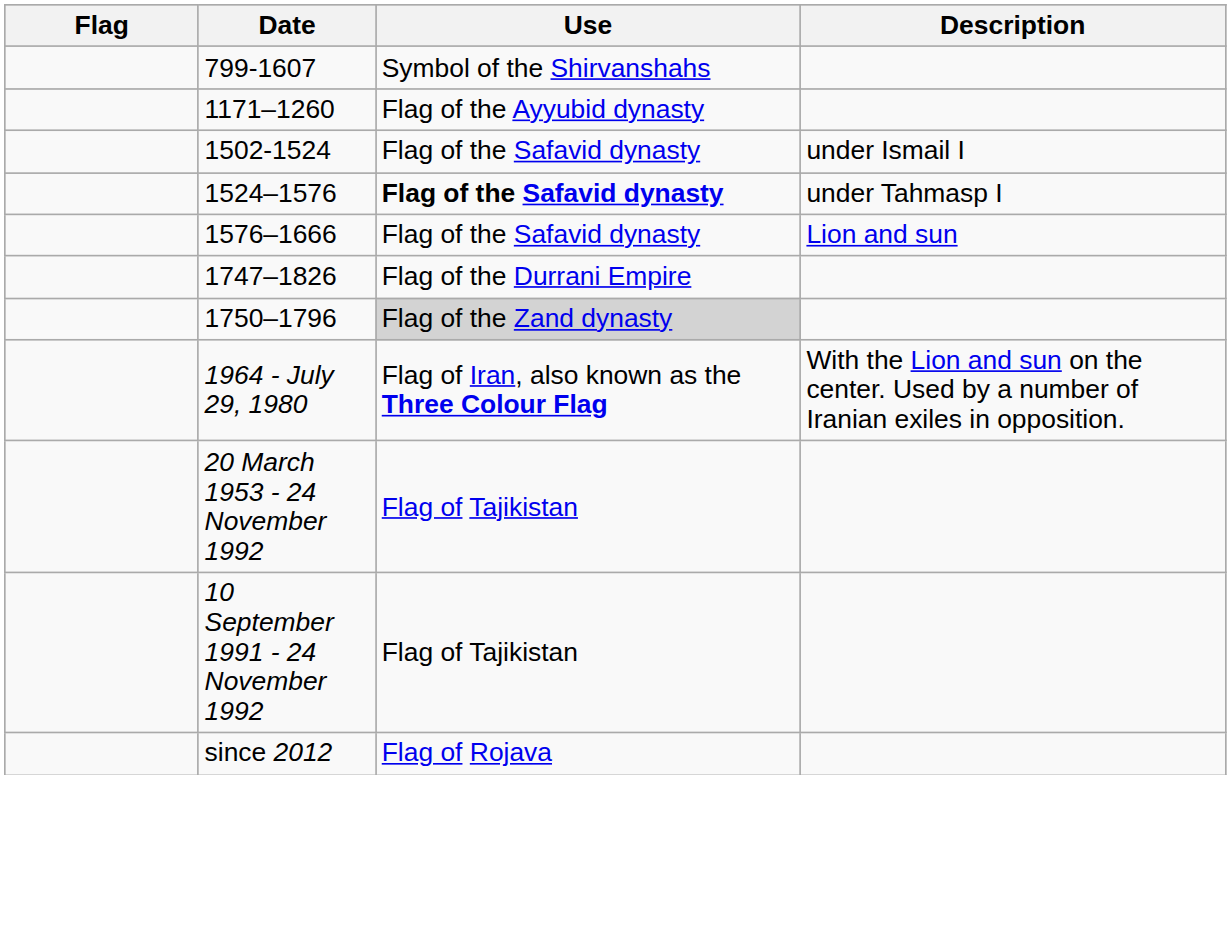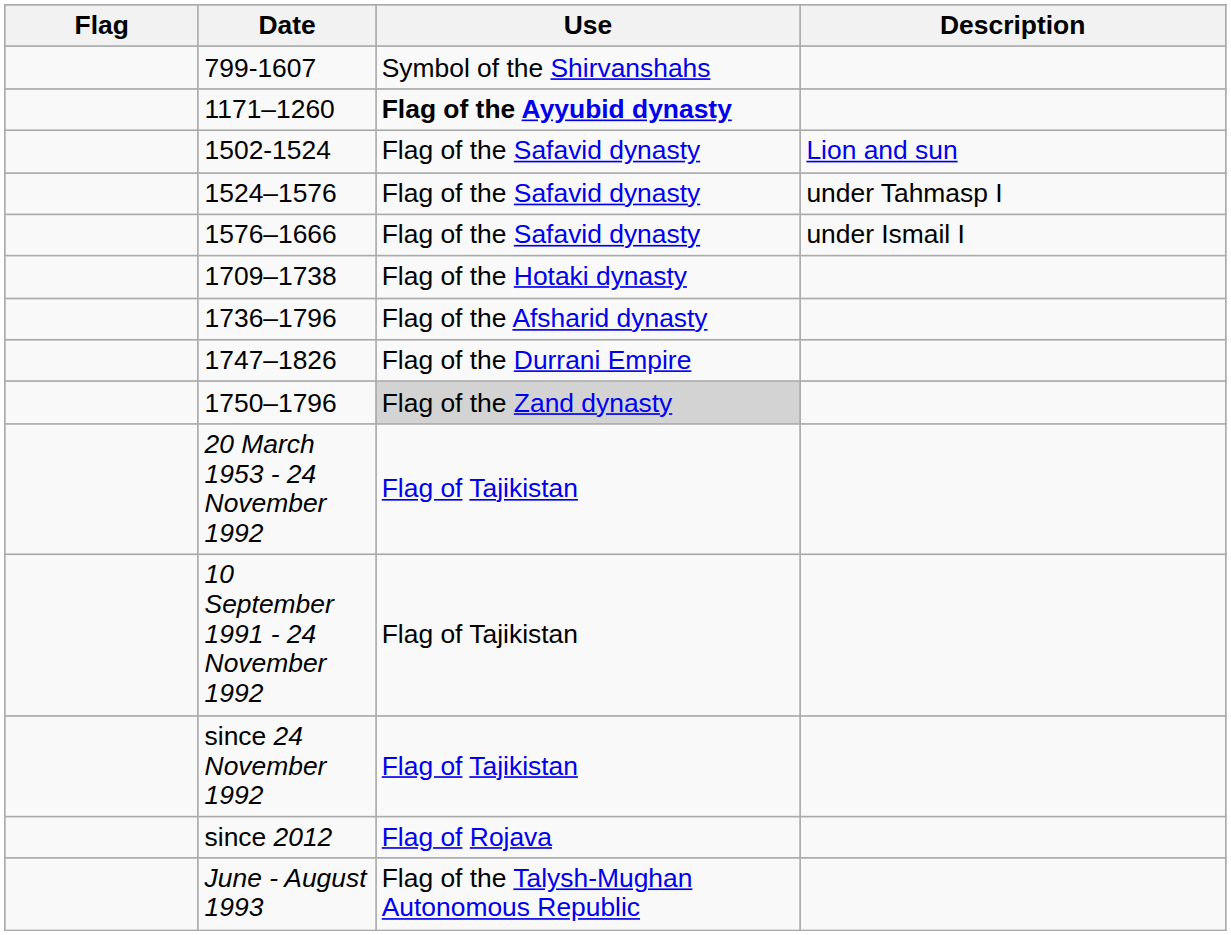(543, 109) normal -> (557, 109) bold
(886, 151) under Ismail I -> (882, 151) Lion and sun
(553, 192) bold -> (541, 192) normal
(882, 234) Lion and sun -> (886, 234) under Ismail I
+ row: (271, 276)
+ row: (271, 318)
- row: (269, 390)
+ row: (265, 765)
+ row: (286, 893)
